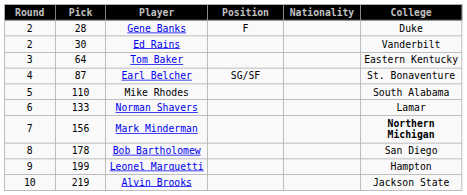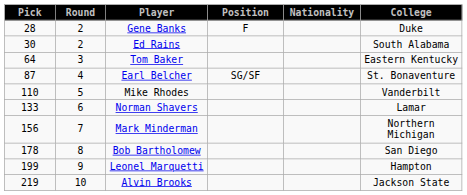columns swapped: (30, 12) <-> (81, 12)
(411, 44) Vanderbilt -> (411, 44) South Alabama
(411, 92) South Alabama -> (411, 92) Vanderbilt
(411, 129) bold -> (411, 129) normal
